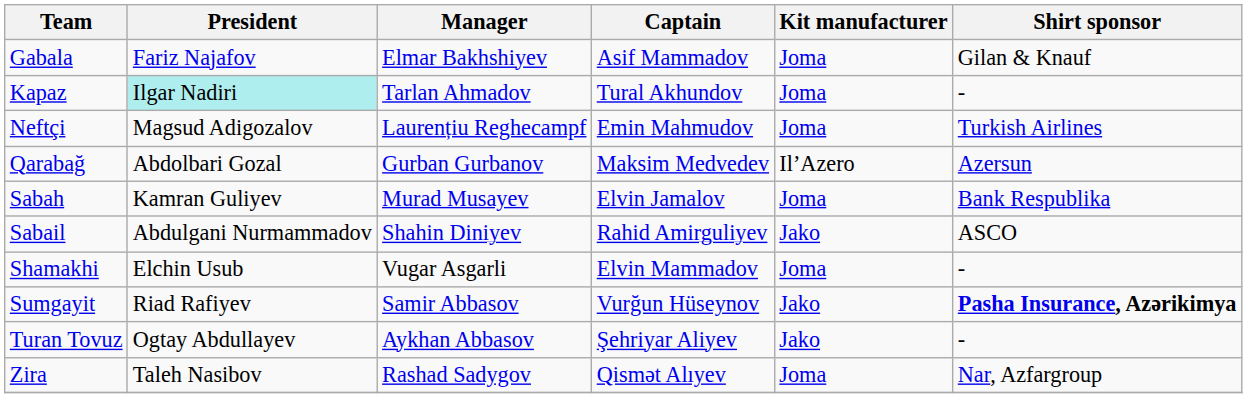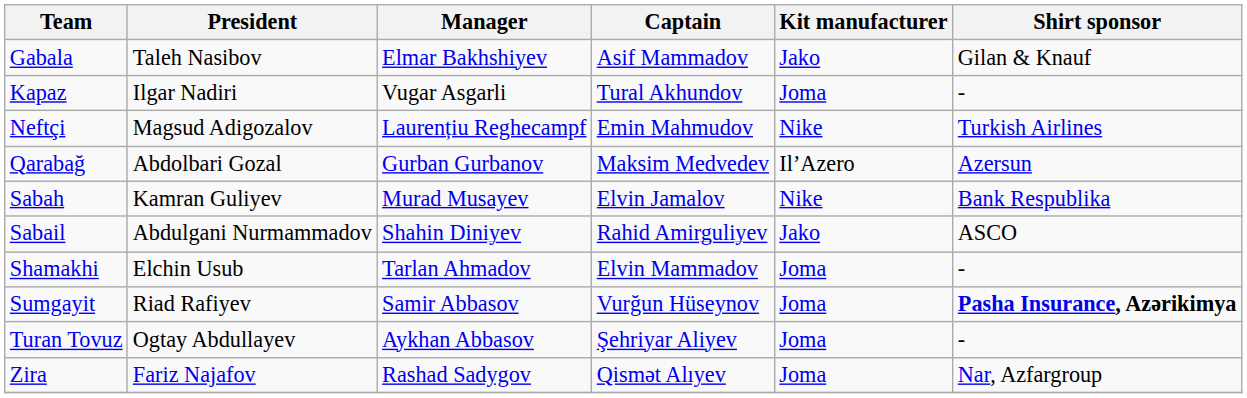(194, 57) Fariz Najafov -> (197, 57) Taleh Nasibov
(803, 57) Joma -> (800, 57) Jako
(185, 92) paleturquoise background -> (185, 92) no background
(456, 92) Tarlan Ahmadov -> (444, 92) Vugar Asgarli
(803, 127) Joma -> (801, 127) Nike
(803, 198) Joma -> (801, 198) Nike
(444, 269) Vugar Asgarli -> (456, 269) Tarlan Ahmadov
(800, 304) Jako -> (803, 304) Joma
(800, 339) Jako -> (803, 339) Joma
(197, 374) Taleh Nasibov -> (194, 374) Fariz Najafov
